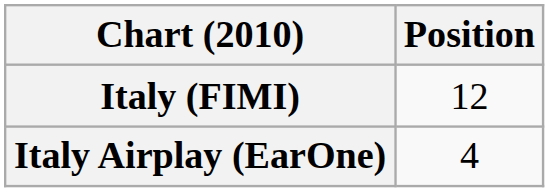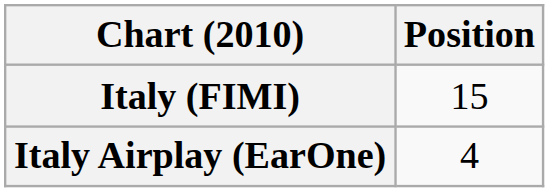(469, 95) 12 -> (469, 95) 15
